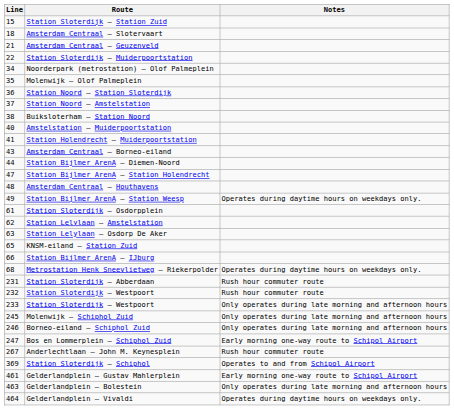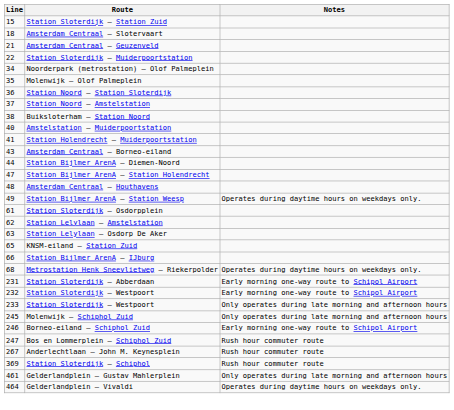(273, 281) Rush hour commuter route -> (319, 281) Early morning one-way route to Schipol Airport
(273, 293) Rush hour commuter route -> (319, 293) Early morning one-way route to Schipol Airport
(334, 328) Only operates during late morning and afternoon hours -> (319, 328) Early morning one-way route to Schipol Airport
(319, 340) Early morning one-way route to Schipol Airport -> (273, 340) Rush hour commuter route
(298, 364) Operates to and from Schipol Airport -> (273, 364) Rush hour commuter route
(319, 375) Early morning one-way route to Schipol Airport -> (334, 375) Only operates during late morning and afternoon hours
- row: (12, 387)
